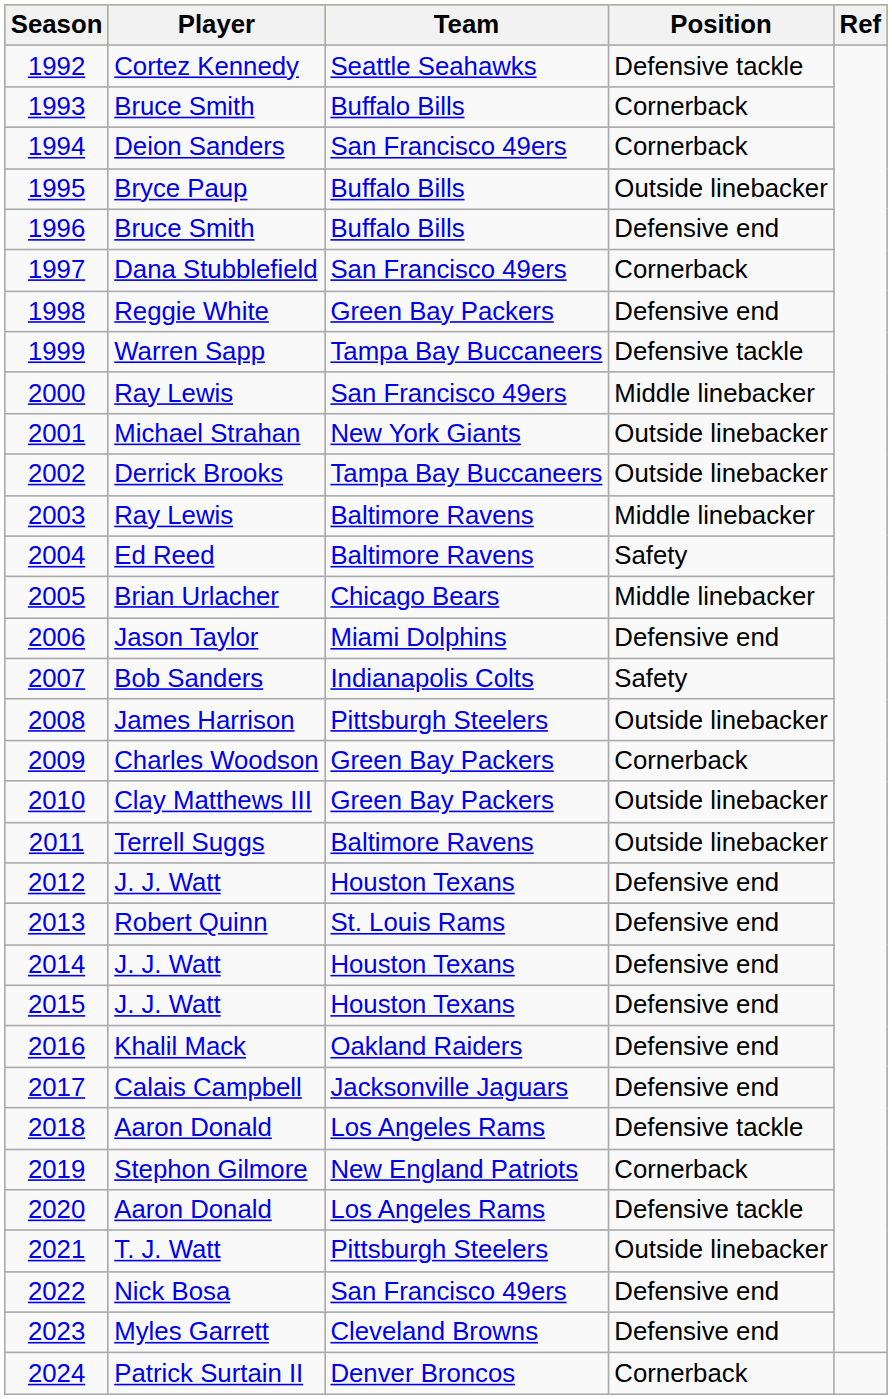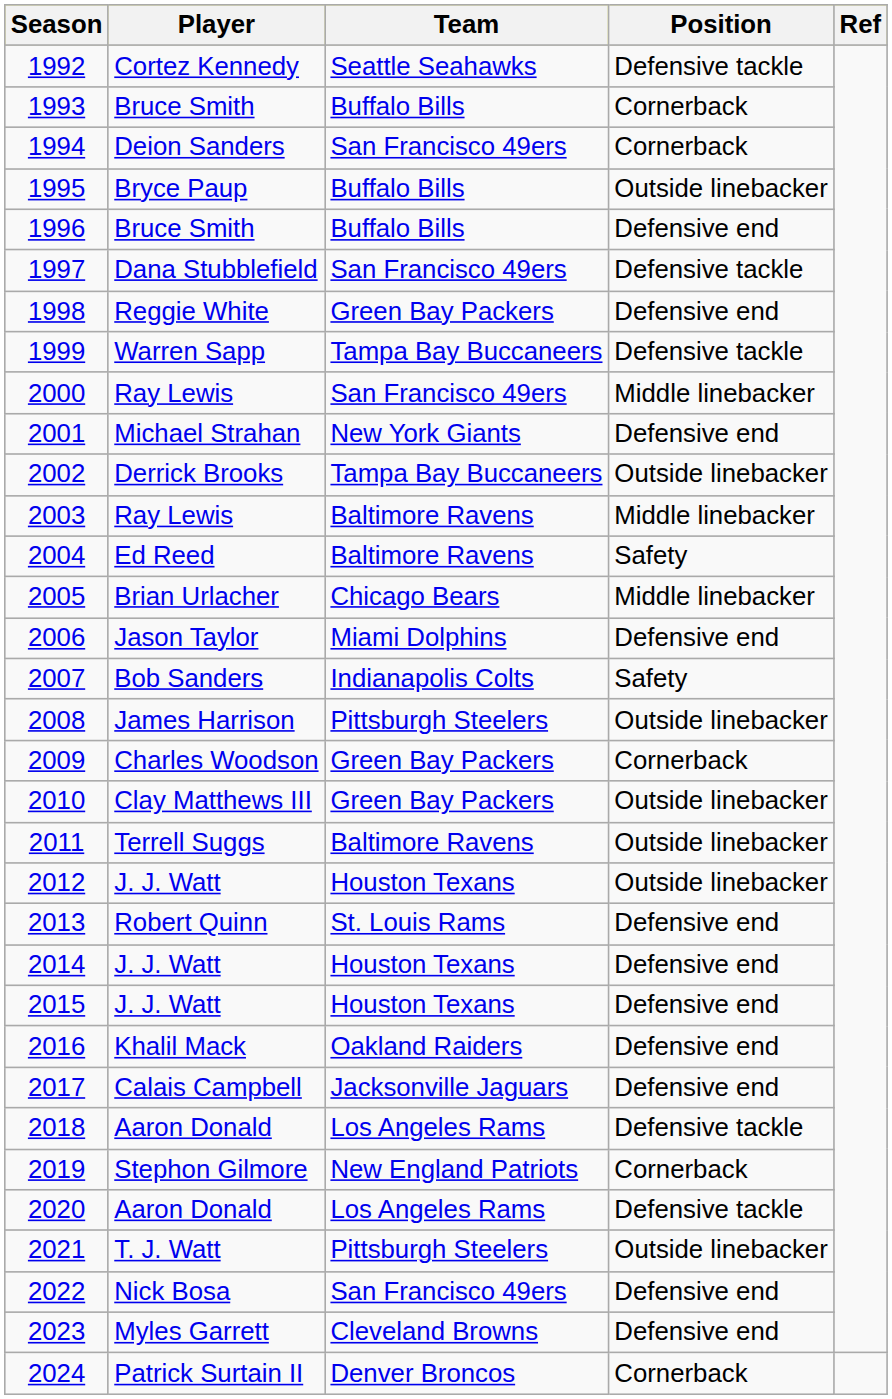(681, 270) Cornerback -> (709, 270) Defensive tackle
(721, 433) Outside linebacker -> (697, 433) Defensive end
(697, 882) Defensive end -> (721, 882) Outside linebacker
